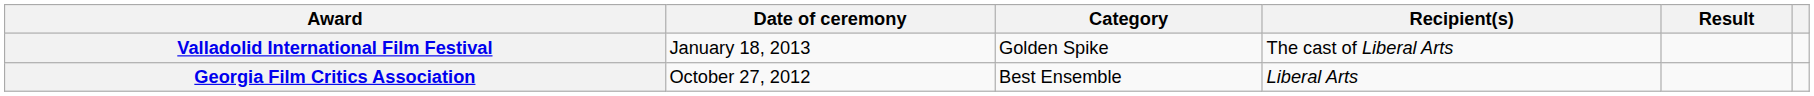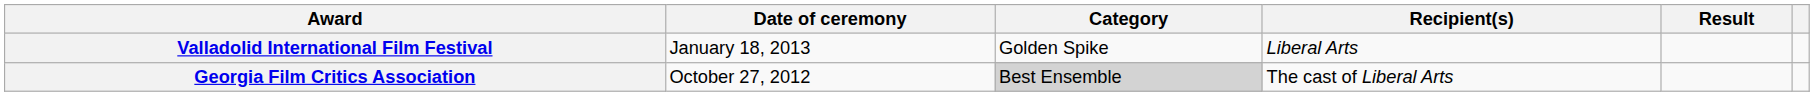(1360, 47) The cast of Liberal Arts -> (1312, 47) Liberal Arts
(1060, 76) no background -> (1060, 76) lightgrey background
(1312, 76) Liberal Arts -> (1360, 76) The cast of Liberal Arts
